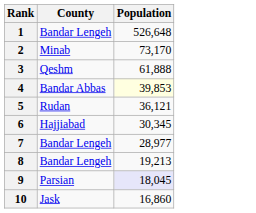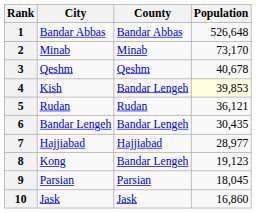+ column: (76, 13)
(76, 32) Bandar Lengeh -> (150, 32) Bandar Abbas
(155, 69) 61,888 -> (232, 69) 40,678
(73, 87) Bandar Abbas -> (153, 87) Bandar Lengeh
(62, 124) Hajjiabad -> (153, 124) Bandar Lengeh
(155, 124) 30,345 -> (232, 124) 30,435
(76, 143) Bandar Lengeh -> (139, 143) Hajjiabad
(155, 161) 19,213 -> (232, 161) 19,123
(155, 180) lavender background -> (232, 180) no background
